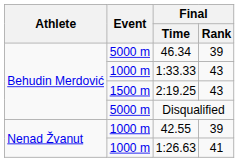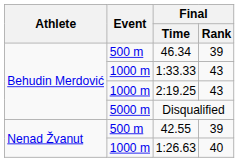(130, 53) 5000 m -> (126, 53) 500 m
(130, 91) 1500 m -> (130, 91) 1000 m
(130, 129) 1000 m -> (126, 129) 500 m
(216, 148) 41 -> (216, 148) 40
